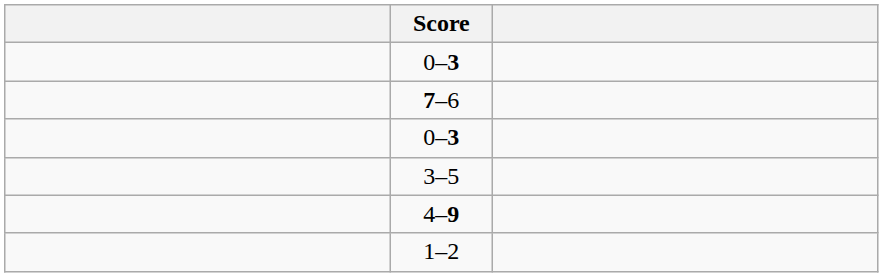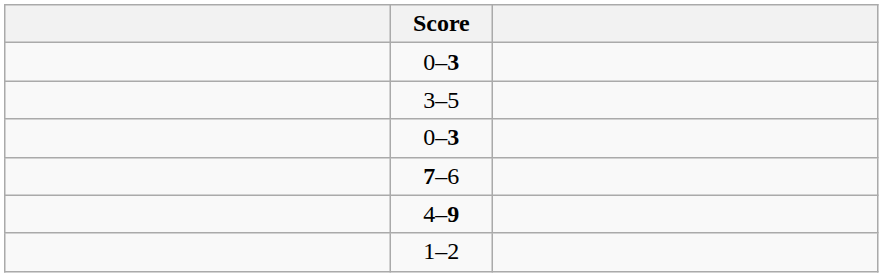rows swapped: (198, 176) <-> (198, 100)
